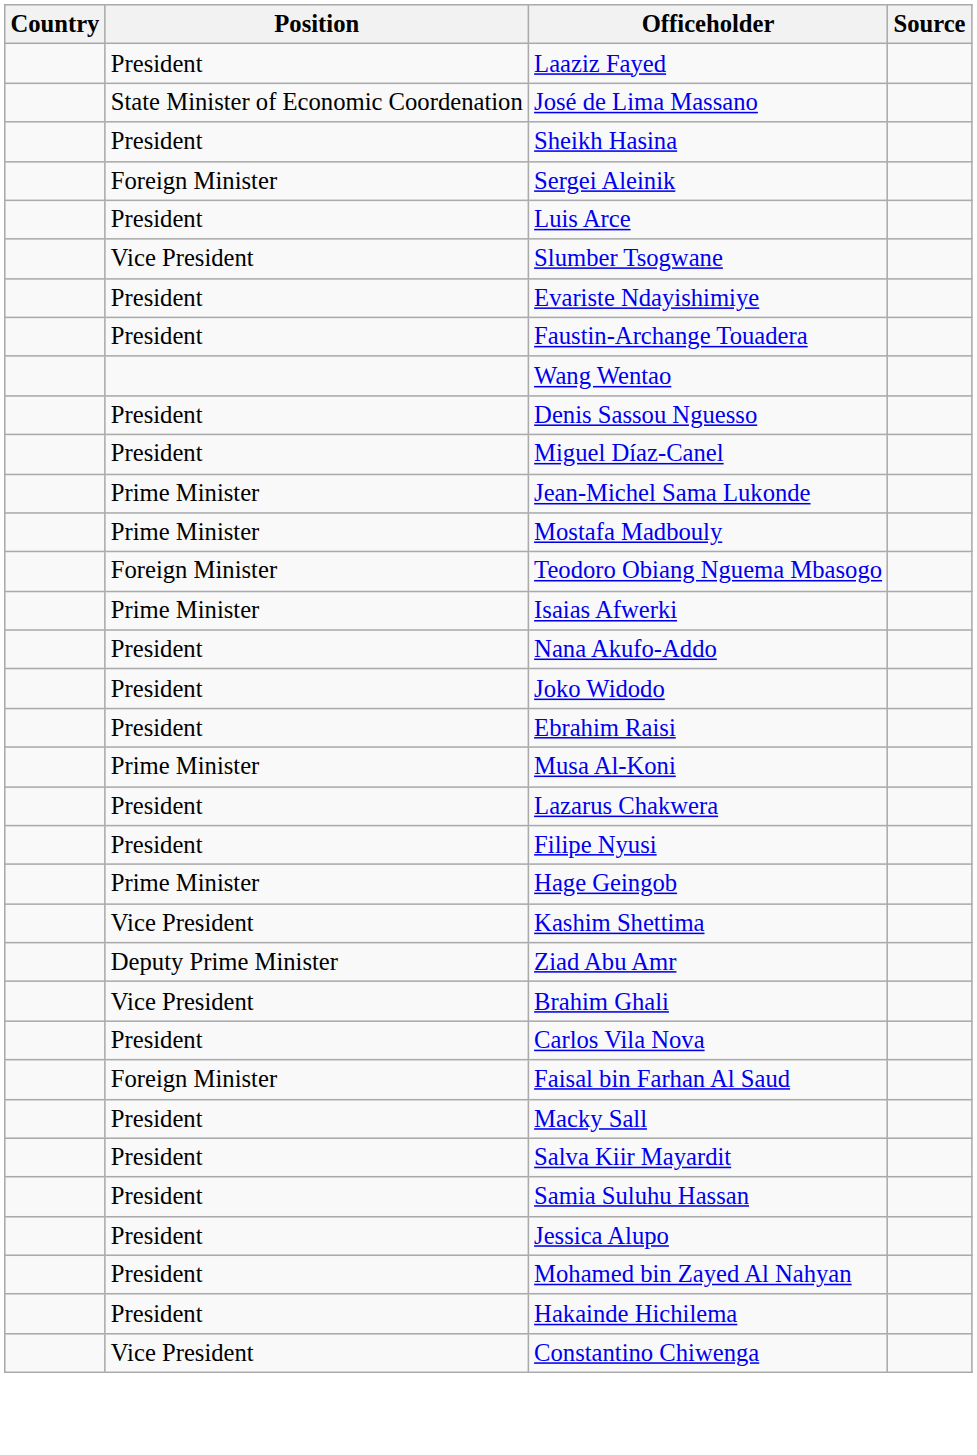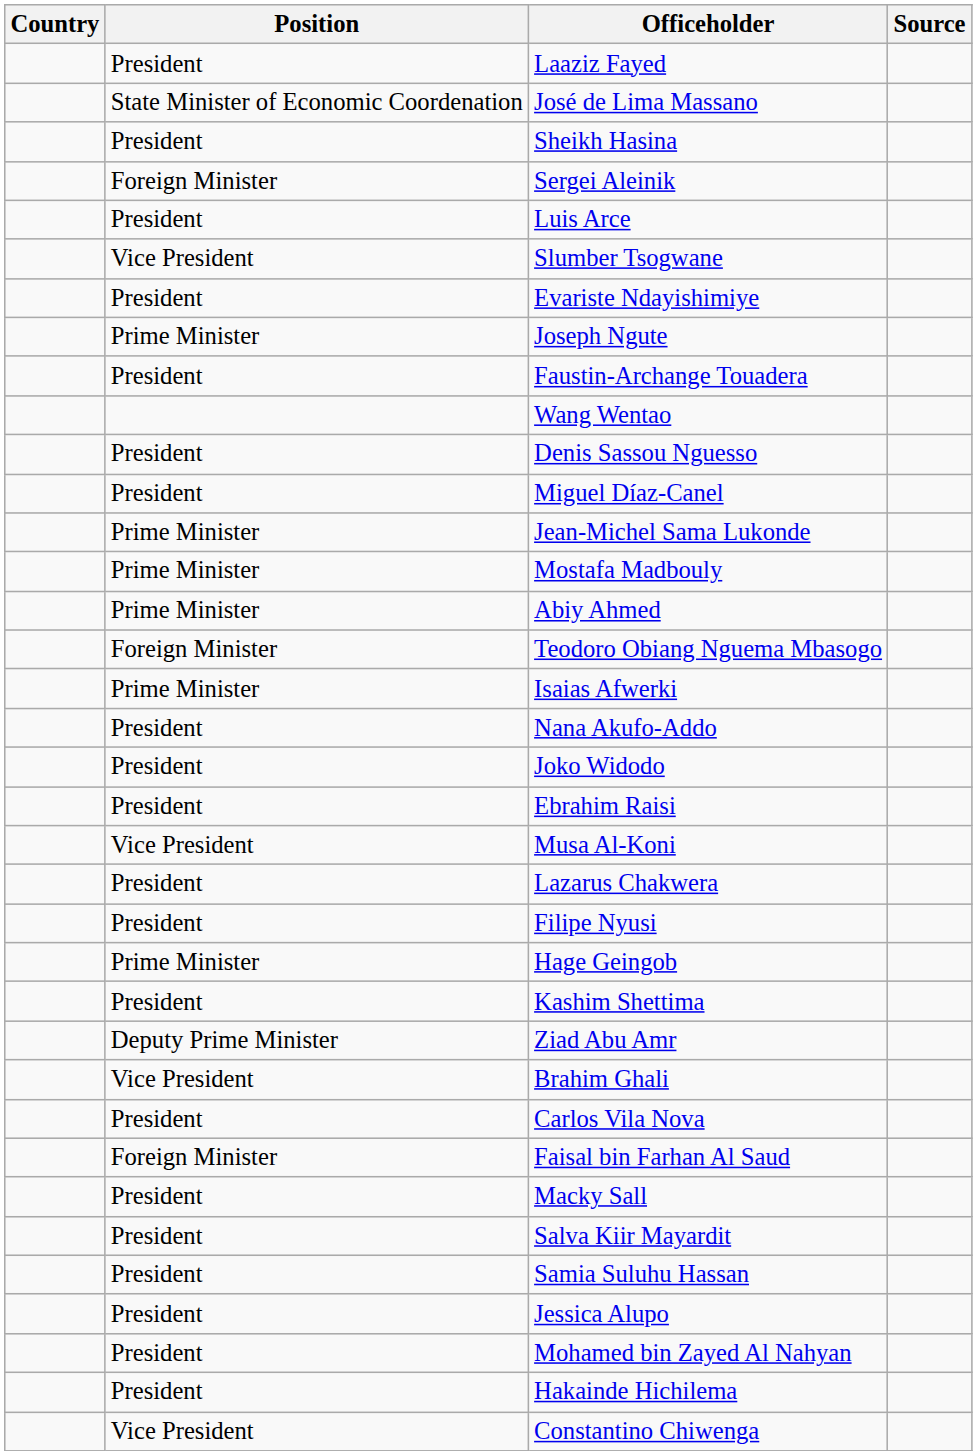+ row: (601, 336)
+ row: (597, 610)
(185, 766) Prime Minister -> (182, 844) Vice President
(182, 922) Vice President -> (157, 1000) President
